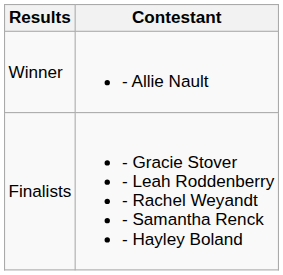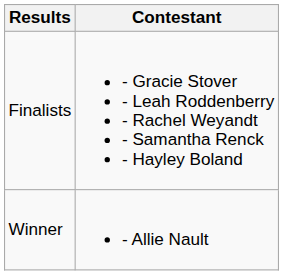rows swapped: (36, 71) <-> (40, 191)
